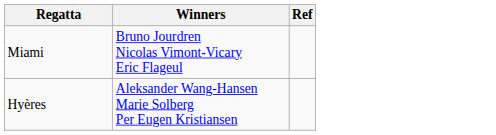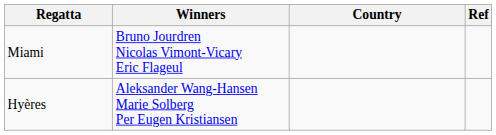+ column: (377, 15)
